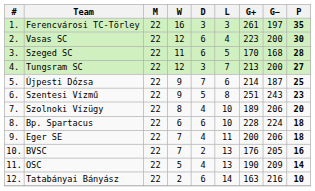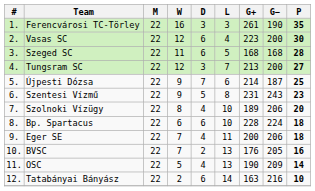(275, 25) 197 -> (275, 25) 190
(251, 53) 170 -> (251, 53) 168
(251, 95) 251 -> (251, 95) 231
